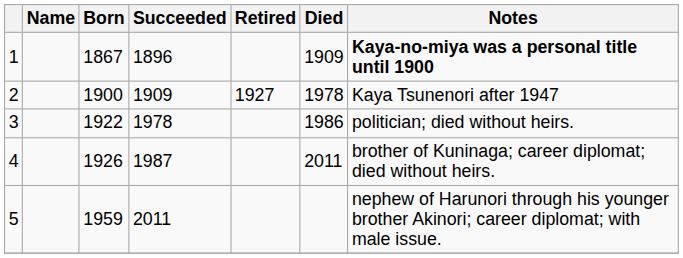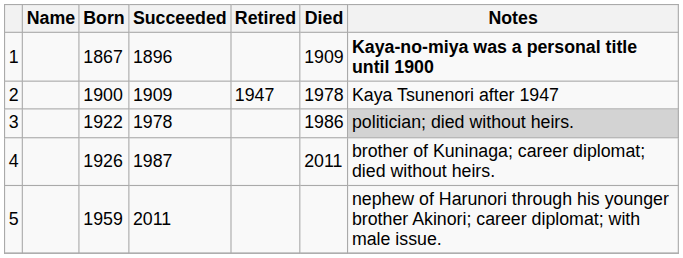(255, 94) 1927 -> (255, 94) 1947
(463, 123) no background -> (463, 123) lightgrey background
